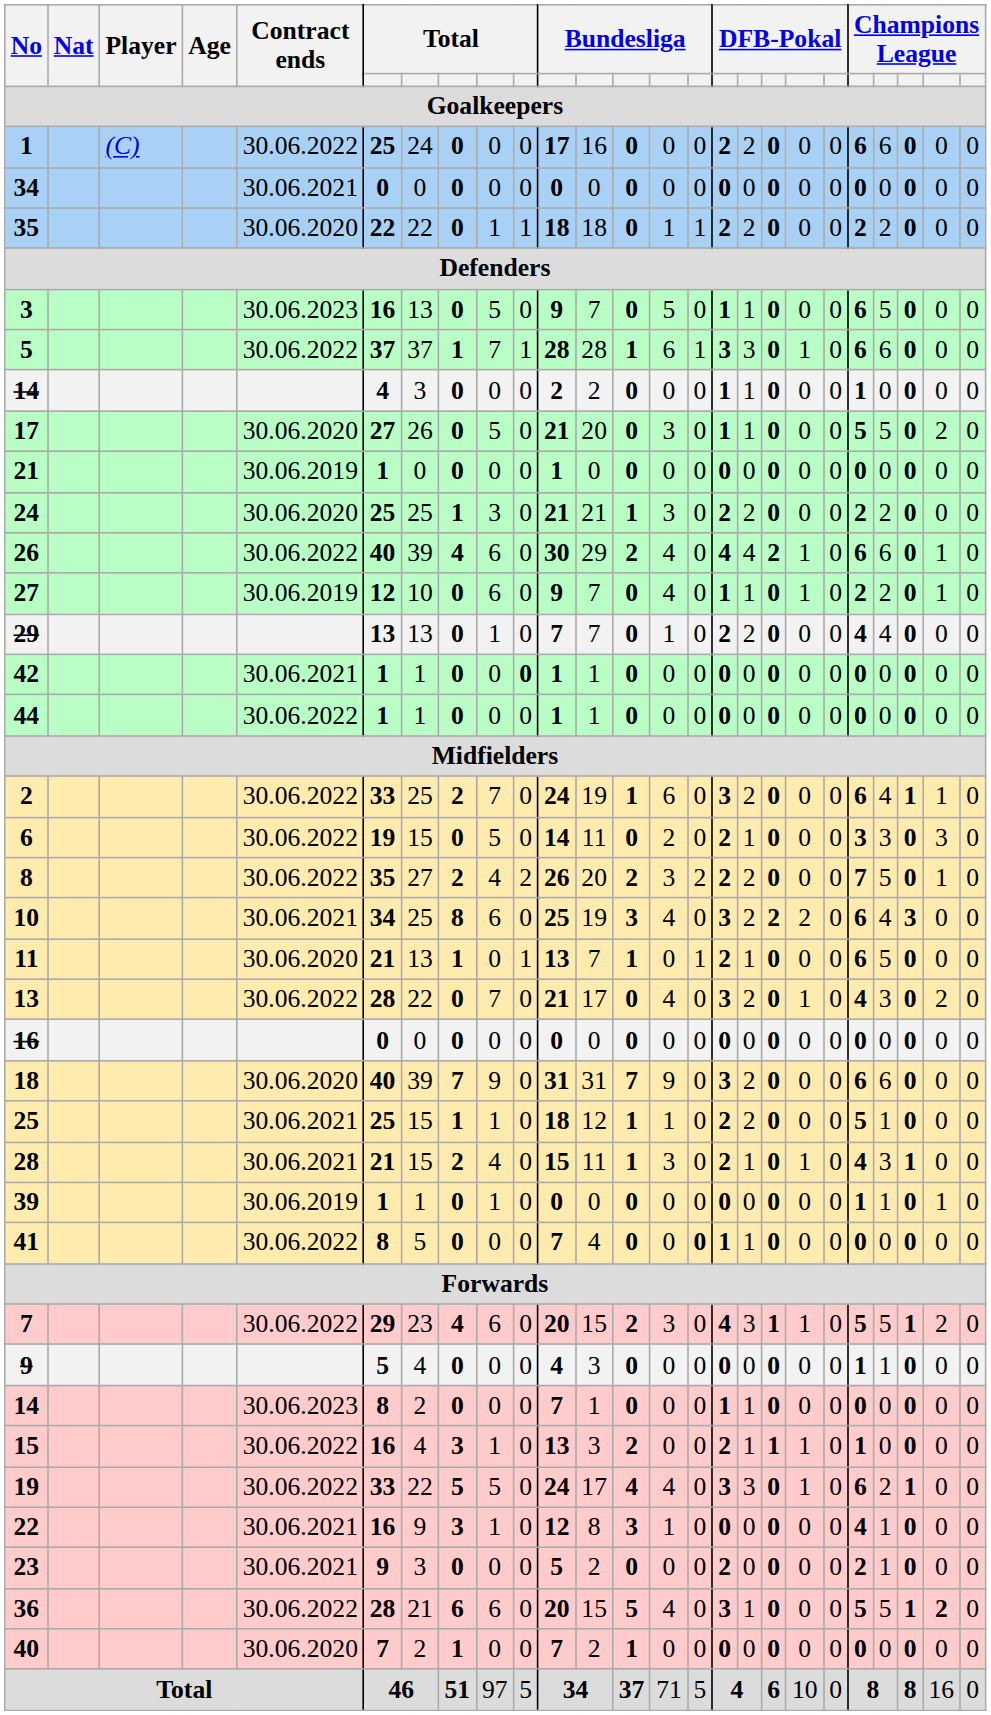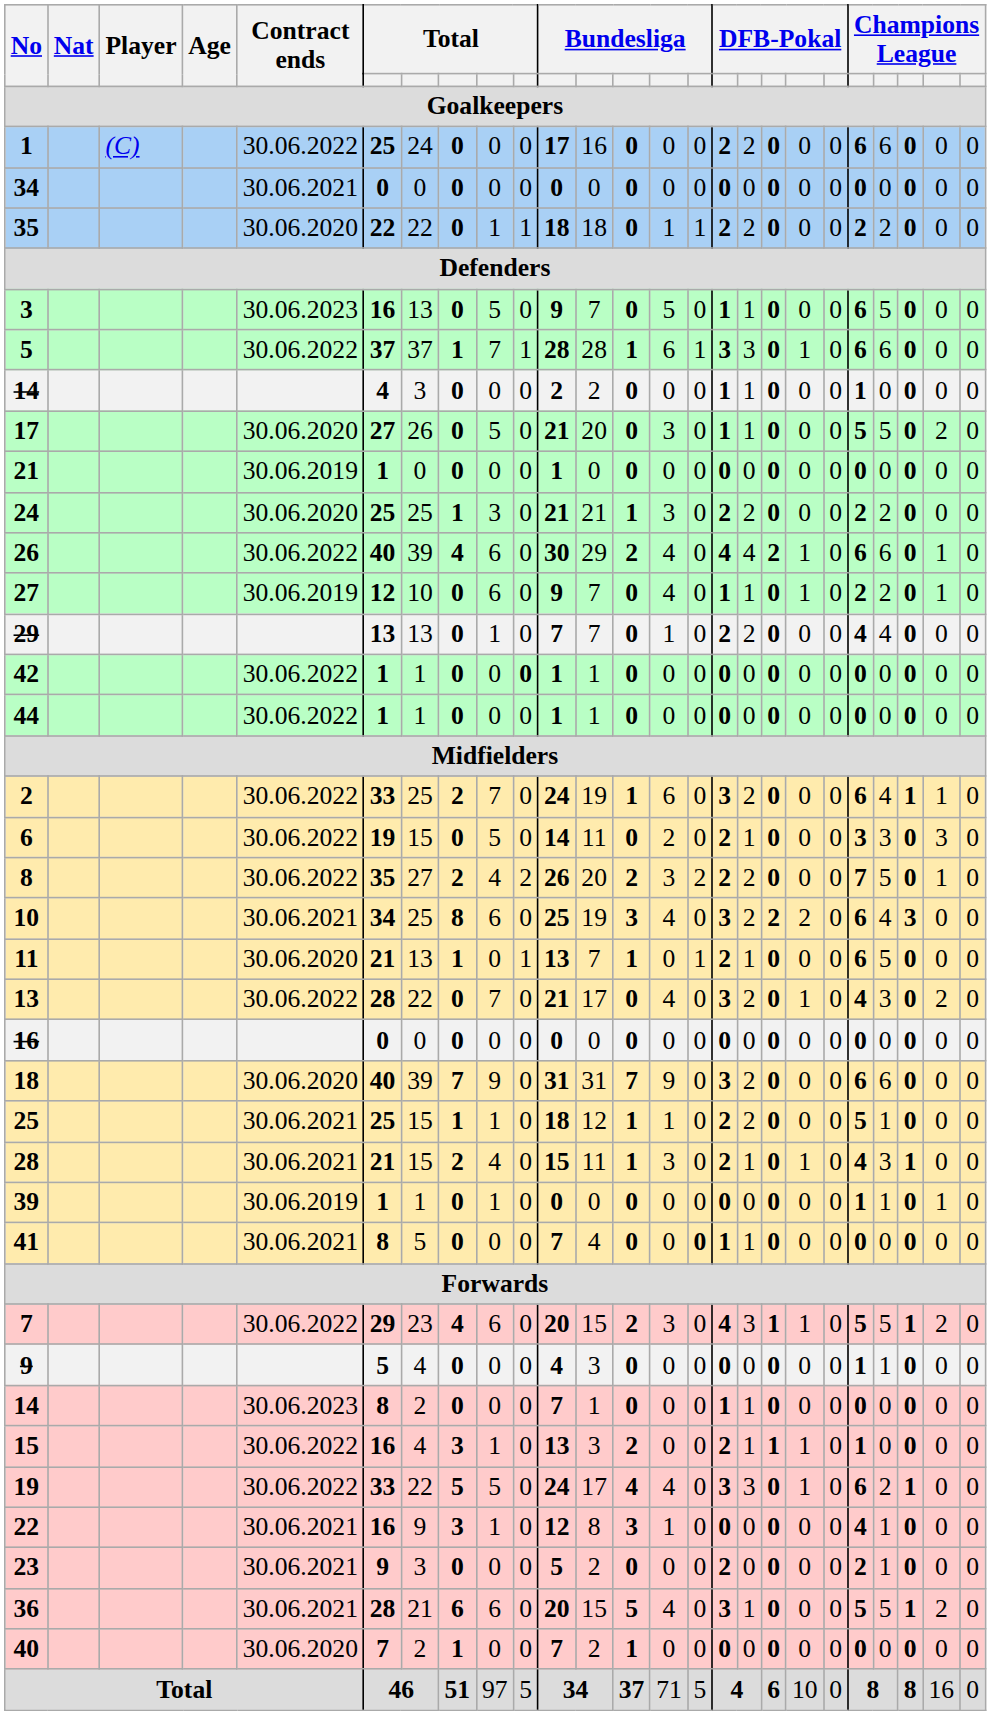(300, 674) 30.06.2021 -> (300, 674) 30.06.2022
(300, 1242) 30.06.2022 -> (300, 1242) 30.06.2021
(300, 1608) 30.06.2022 -> (300, 1608) 30.06.2021
(941, 1608) bold -> (941, 1608) normal
